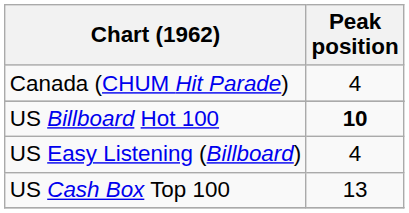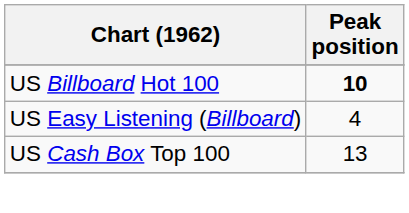- row: (149, 82)
